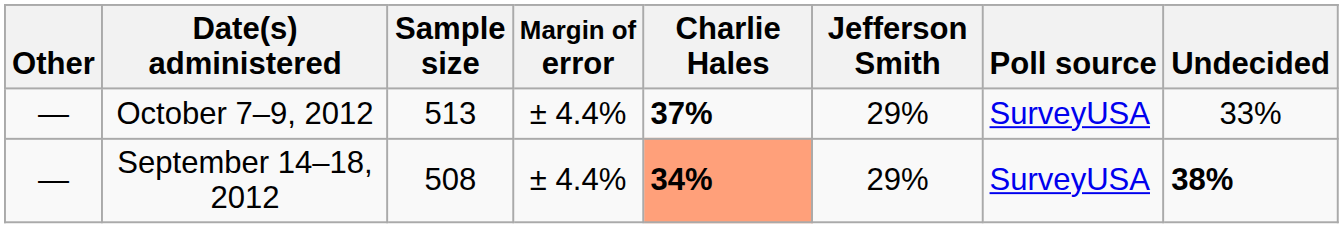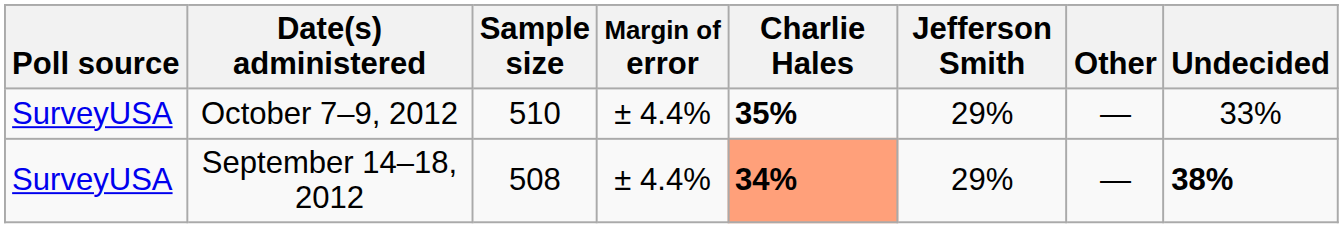columns swapped: (1073, 64) <-> (54, 64)
(450, 113) 513 -> (535, 113) 510
(682, 113) 37% -> (766, 113) 35%
